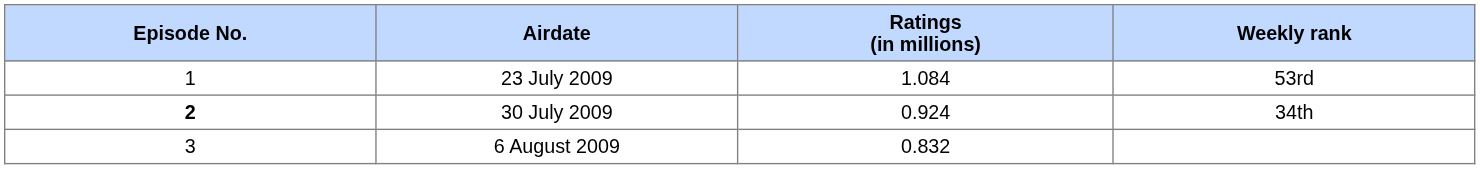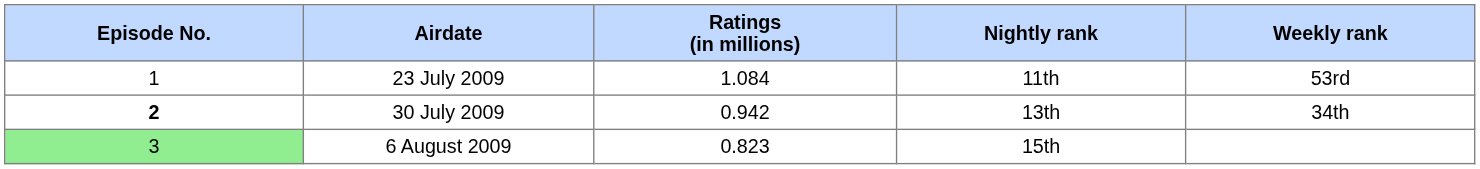+ column: (1041, 33)
(926, 112) 0.924 -> (745, 112) 0.942
(190, 146) no background -> (154, 146) lightgreen background
(926, 146) 0.832 -> (745, 146) 0.823
